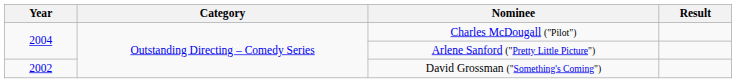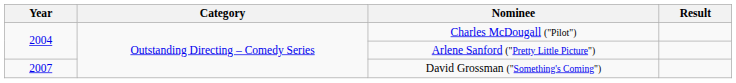(41, 68) 2002 -> (41, 68) 2007
